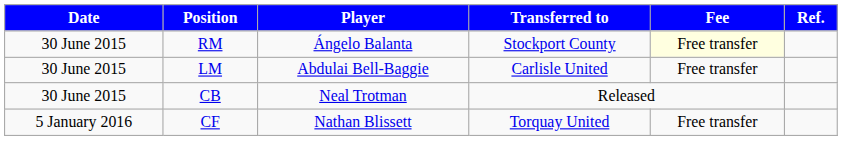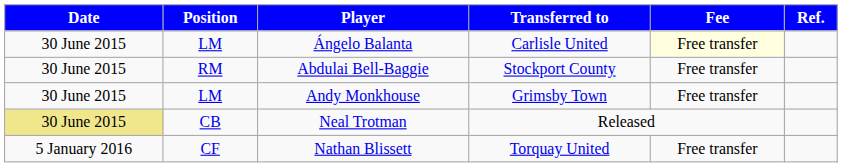(210, 44) RM -> (210, 44) LM
(560, 44) Stockport County -> (560, 44) Carlisle United
(210, 70) LM -> (210, 70) RM
(560, 70) Carlisle United -> (560, 70) Stockport County
+ row: (363, 96)
(84, 96) no background -> (84, 122) khaki background
